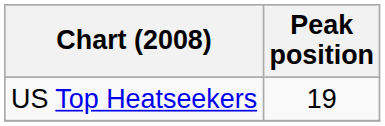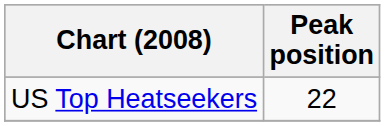(322, 98) 19 -> (322, 98) 22
